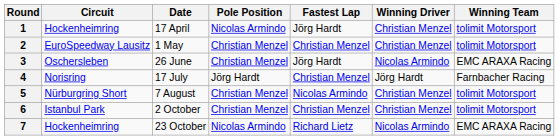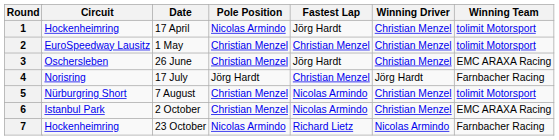(412, 61) Nicolas Armindo -> (413, 61) Christian Menzel
(331, 110) Christian Menzel -> (330, 110) Nicolas Armindo
(496, 110) tolimit Motorsport -> (504, 110) EMC ARAXA Racing
(504, 126) EMC ARAXA Racing -> (500, 126) Farnbacher Racing
